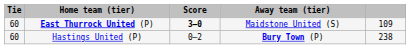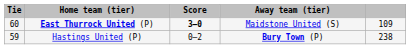(14, 37) 60 -> (14, 37) 59
